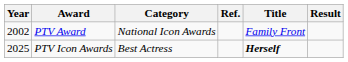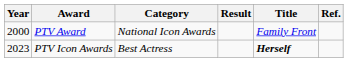columns swapped: (326, 13) <-> (231, 13)
(18, 31) 2002 -> (18, 31) 2000
(18, 48) 2025 -> (18, 48) 2023
